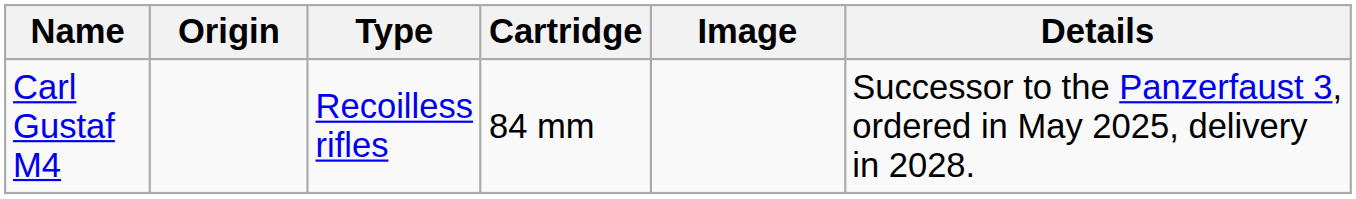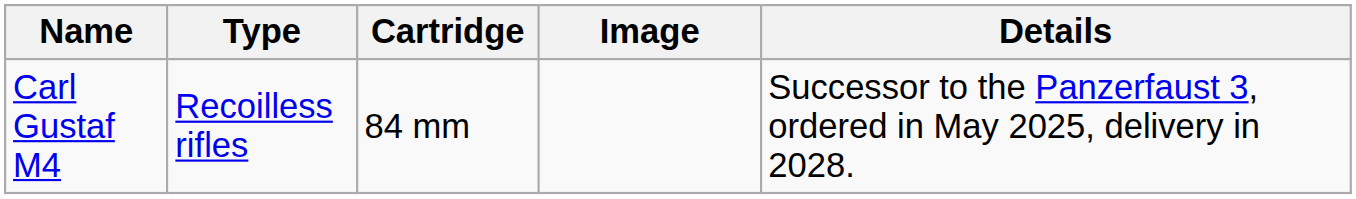- column: (229, 31)
